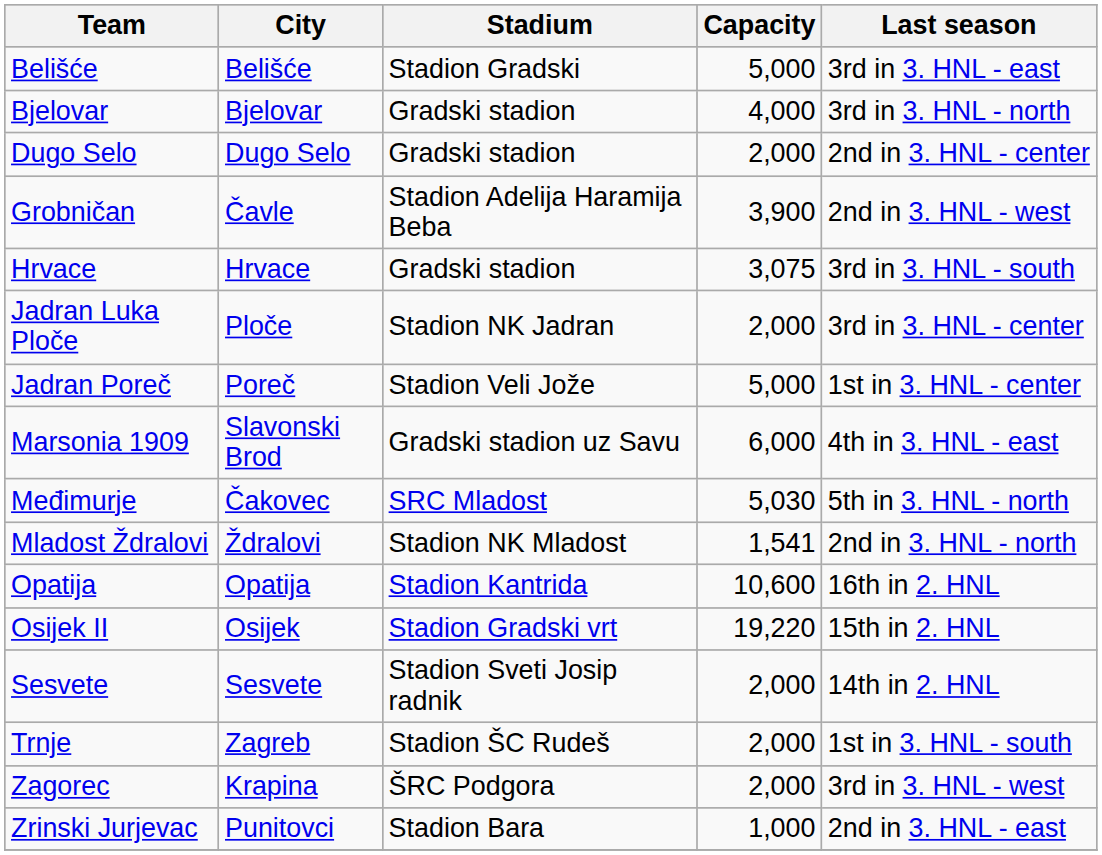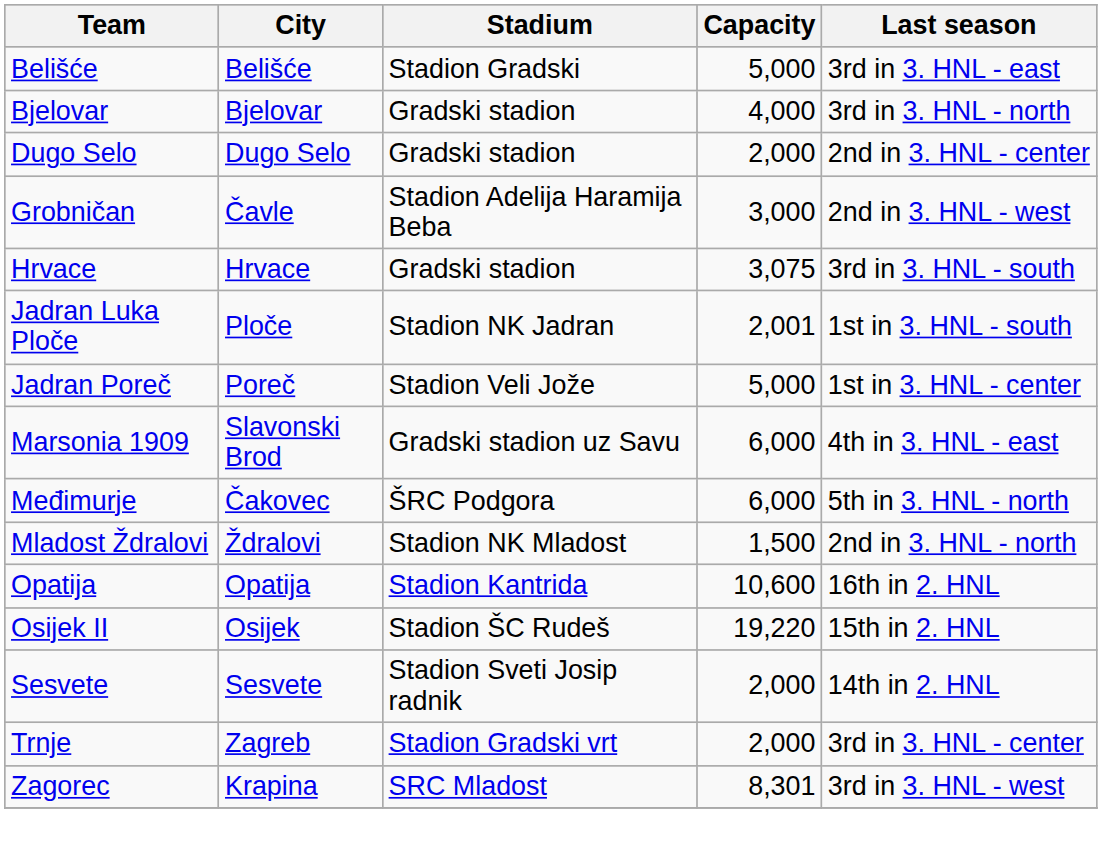(782, 211) 3,900 -> (782, 211) 3,000
(782, 326) 2,000 -> (782, 326) 2,001
(956, 326) 3rd in 3. HNL - center -> (950, 326) 1st in 3. HNL - south
(468, 500) SRC Mladost -> (472, 500) ŠRC Podgora
(782, 500) 5,030 -> (782, 500) 6,000
(782, 542) 1,541 -> (782, 542) 1,500
(503, 628) Stadion Gradski vrt -> (499, 628) Stadion ŠC Rudeš
(499, 743) Stadion ŠC Rudeš -> (503, 743) Stadion Gradski vrt
(950, 743) 1st in 3. HNL - south -> (956, 743) 3rd in 3. HNL - center
(472, 786) ŠRC Podgora -> (468, 786) SRC Mladost
(782, 786) 2,000 -> (782, 786) 8,301
- row: (104, 828)
